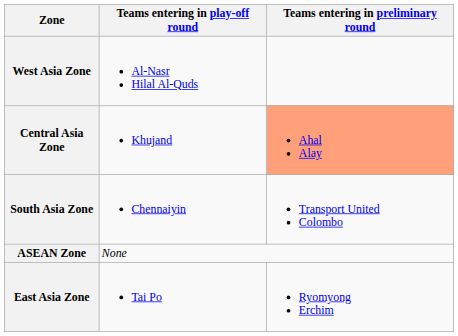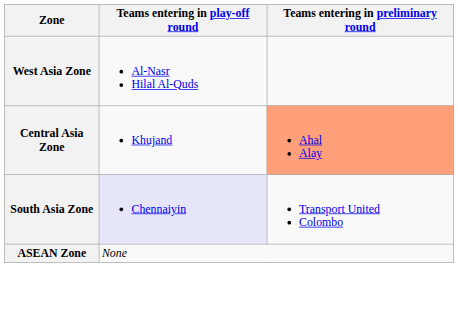(183, 209) no background -> (183, 209) lavender background
- row: (52, 297)
